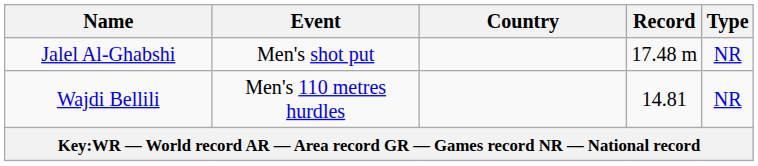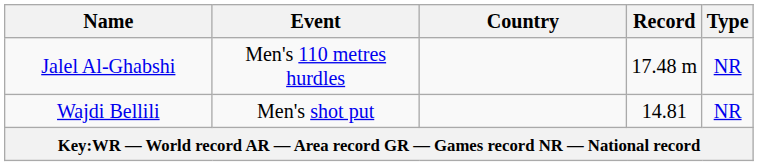(316, 54) Men's shot put -> (316, 66) Men's 110 metres hurdles
(316, 99) Men's 110 metres hurdles -> (316, 111) Men's shot put
